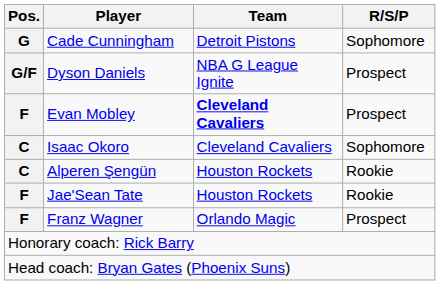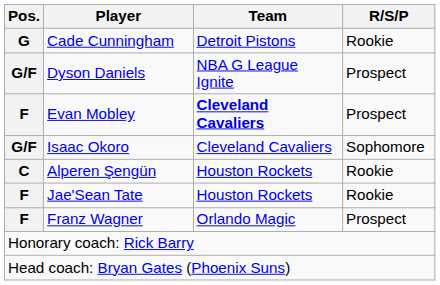(385, 40) Sophomore -> (370, 40) Rookie
(24, 147) C -> (24, 147) G/F
